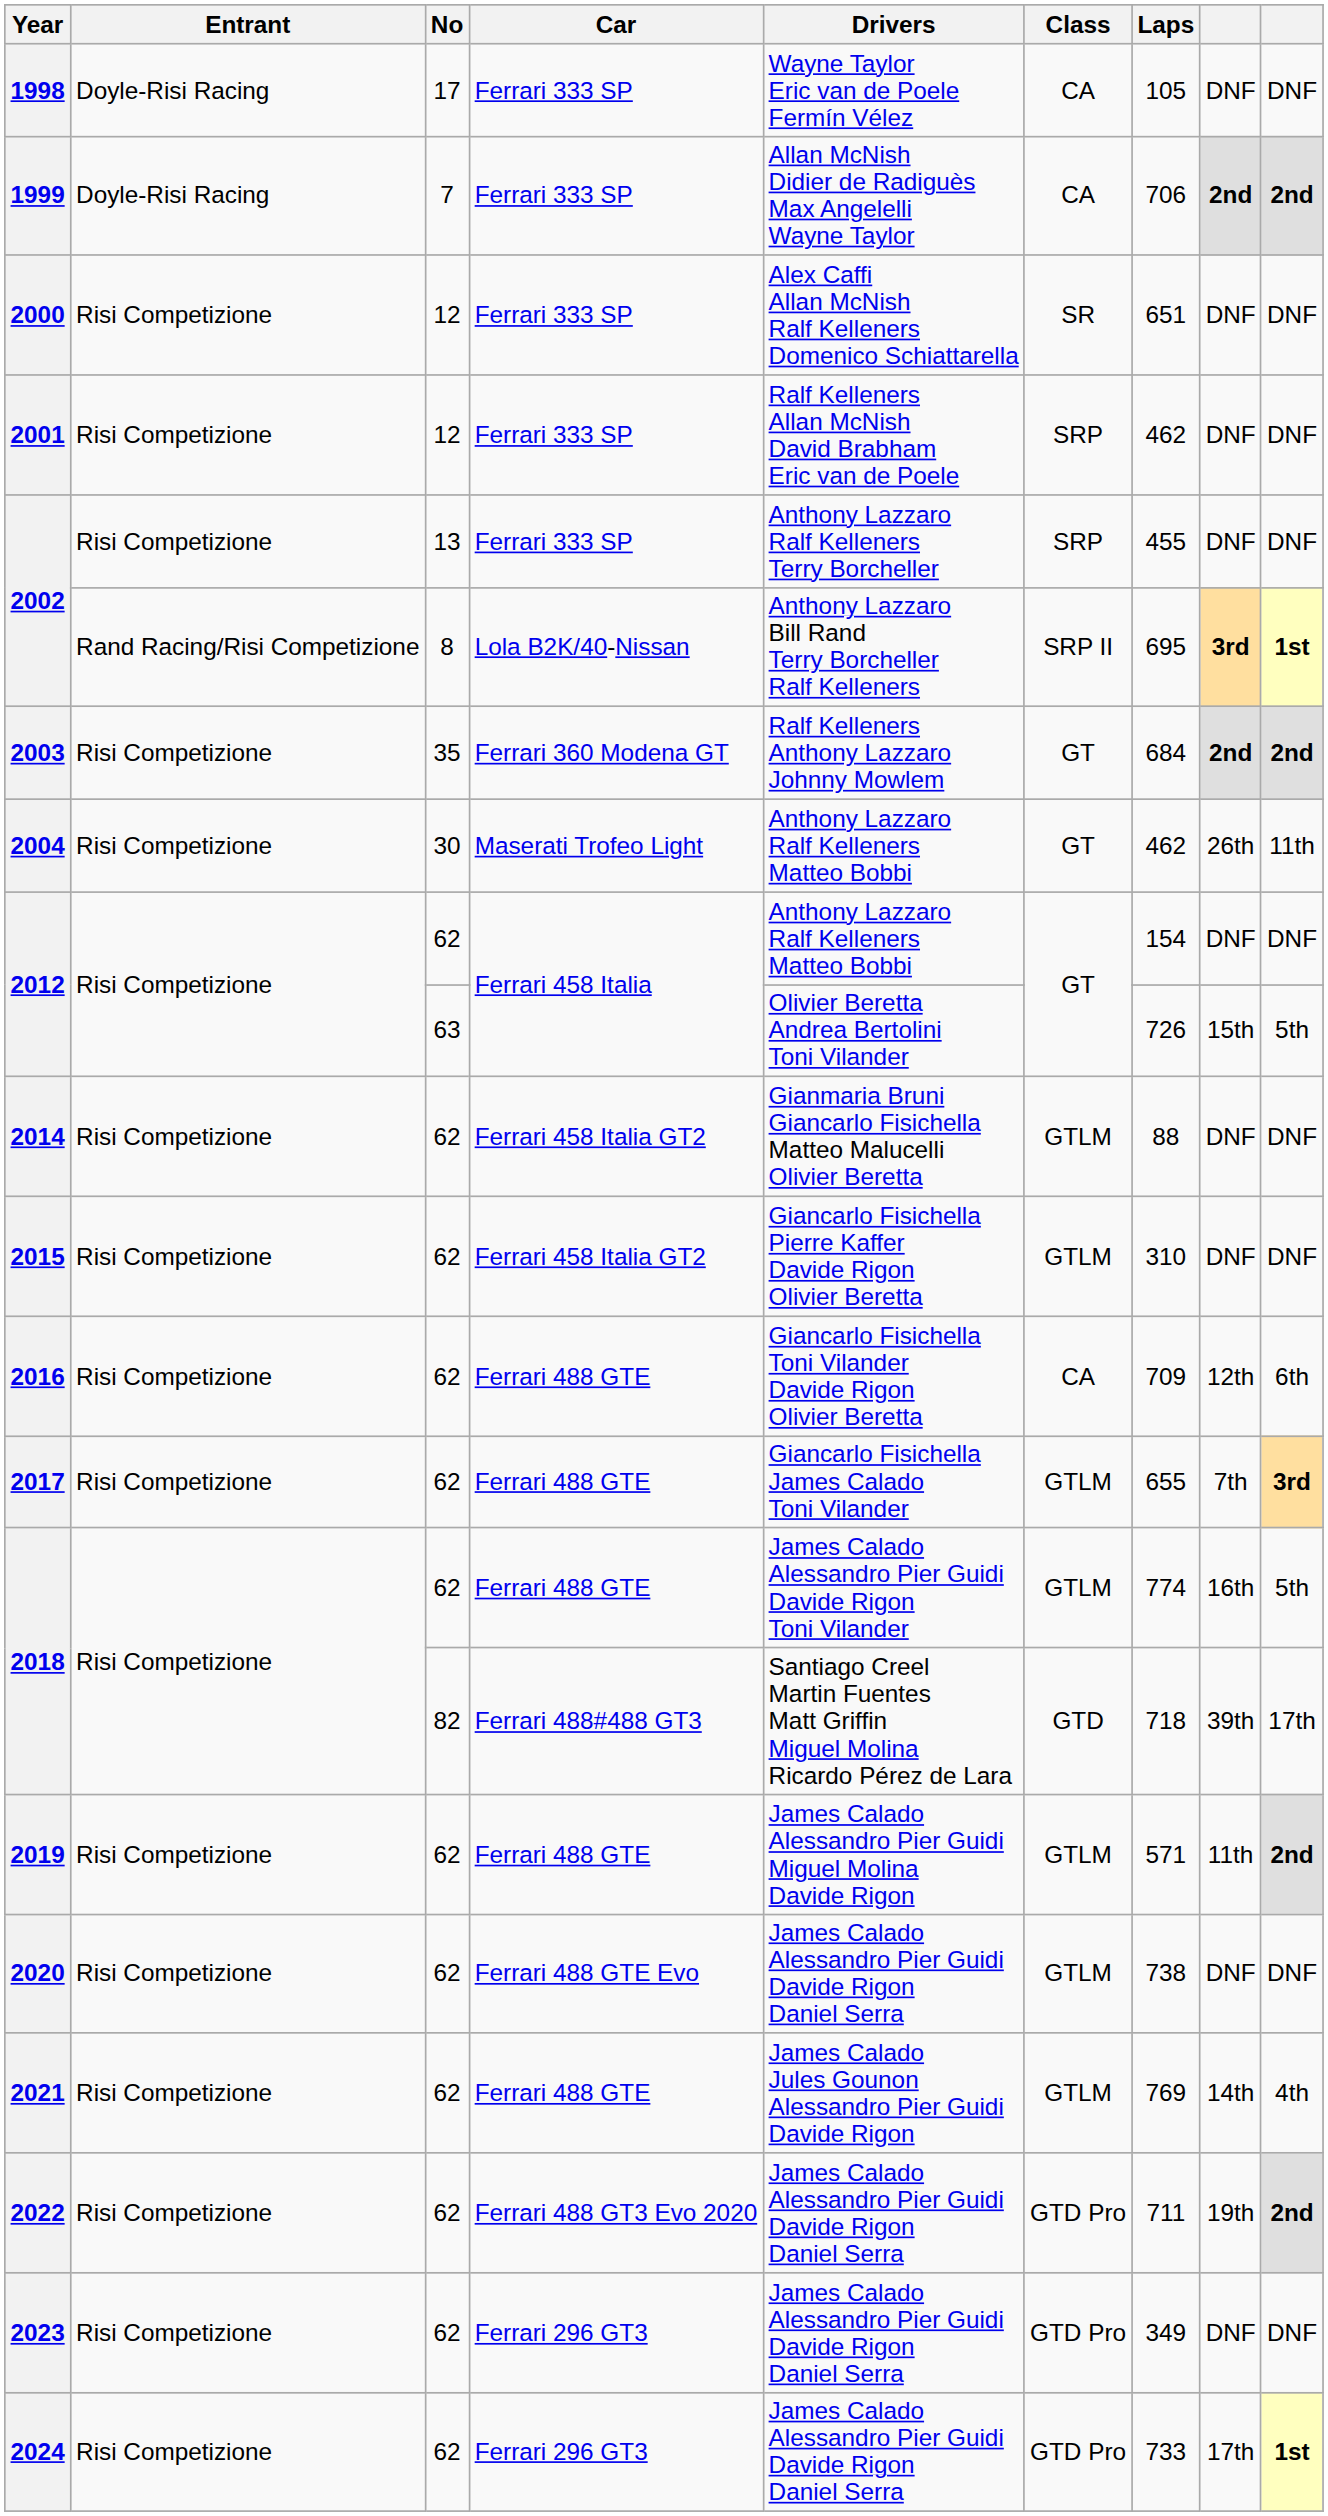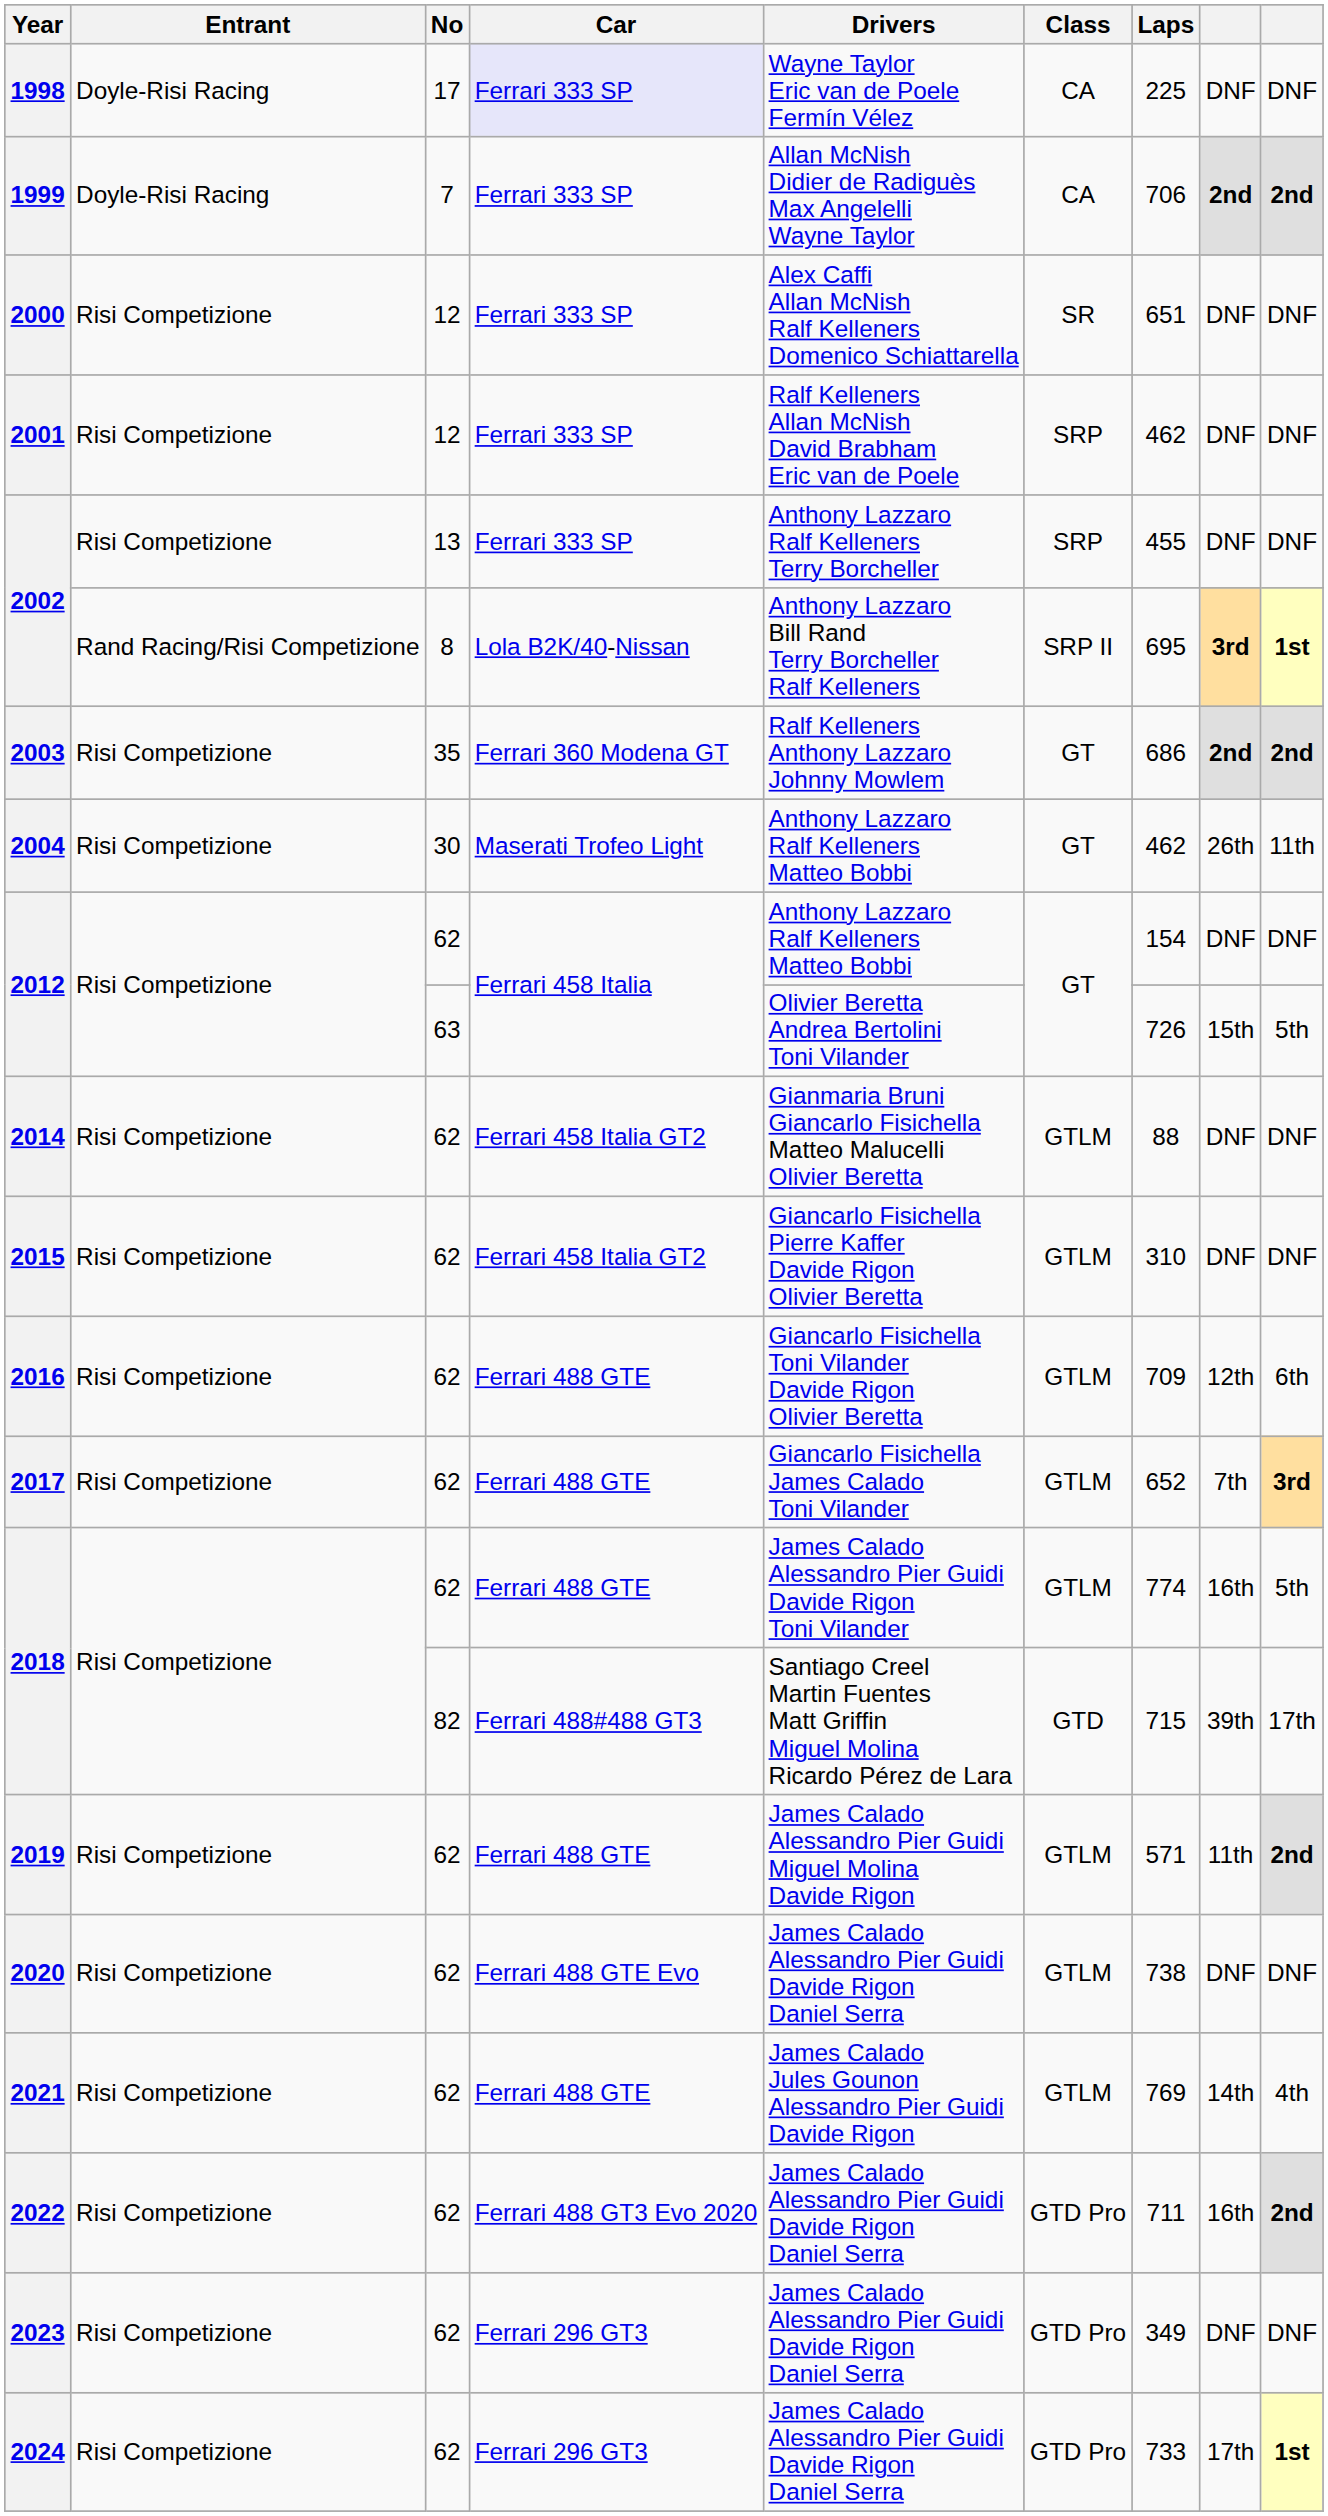(554, 90) no background -> (554, 90) lavender background
(1166, 90) 105 -> (1166, 90) 225
(1166, 753) 684 -> (1166, 753) 686
(1078, 1376) CA -> (1078, 1376) GTLM
(1166, 1482) 655 -> (1166, 1482) 652
(1166, 1721) 718 -> (1166, 1721) 715
(1231, 2213) 19th -> (1231, 2213) 16th
